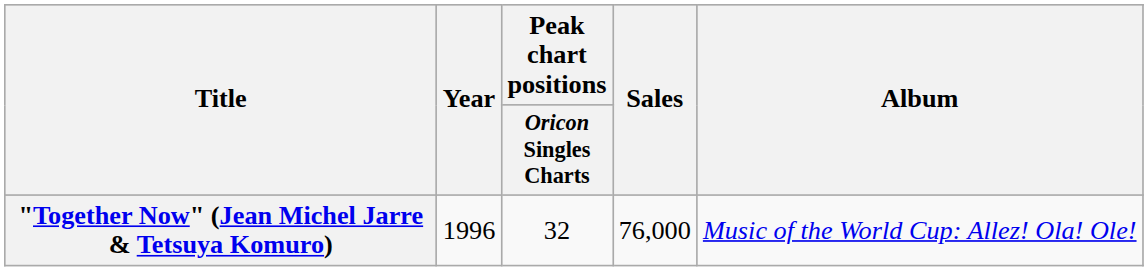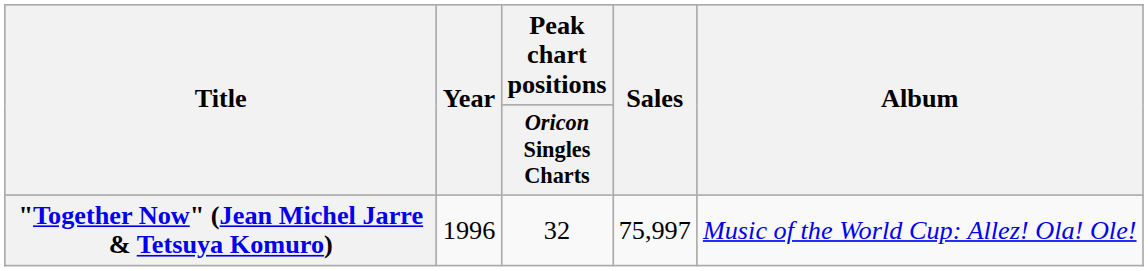(655, 230) 76,000 -> (655, 230) 75,997
